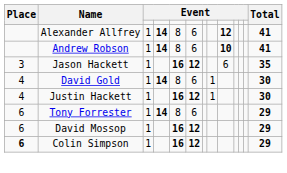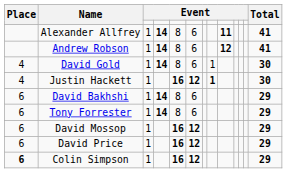(226, 33) 12 -> (226, 33) 11
(226, 49) 10 -> (226, 49) 12
- row: (91, 65)
(212, 96) normal -> (212, 81) bold
+ row: (91, 96)
+ row: (91, 144)
